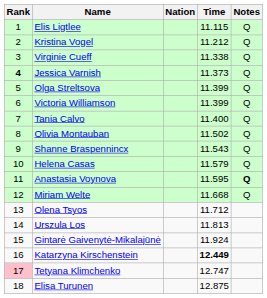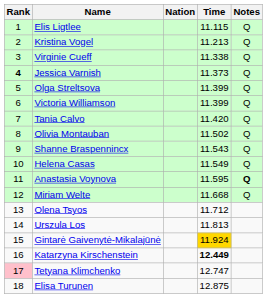(214, 42) 11.212 -> (214, 42) 11.213
(214, 118) 11.400 -> (214, 118) 11.420
(214, 164) 11.579 -> (214, 164) 11.549
(214, 240) no background -> (214, 240) gold background
